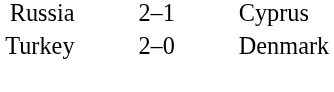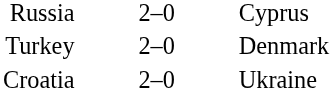(157, 13) 2–1 -> (157, 13) 2–0
+ row: (39, 79)
